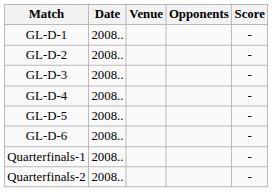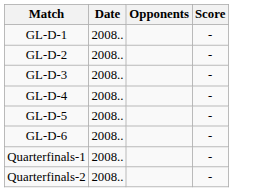- column: (146, 14)
